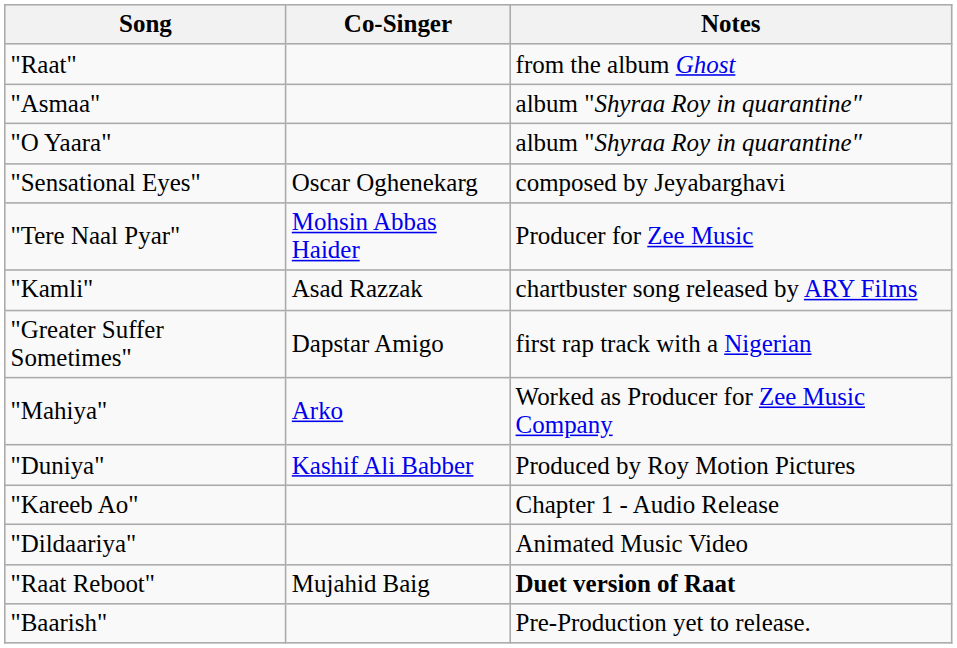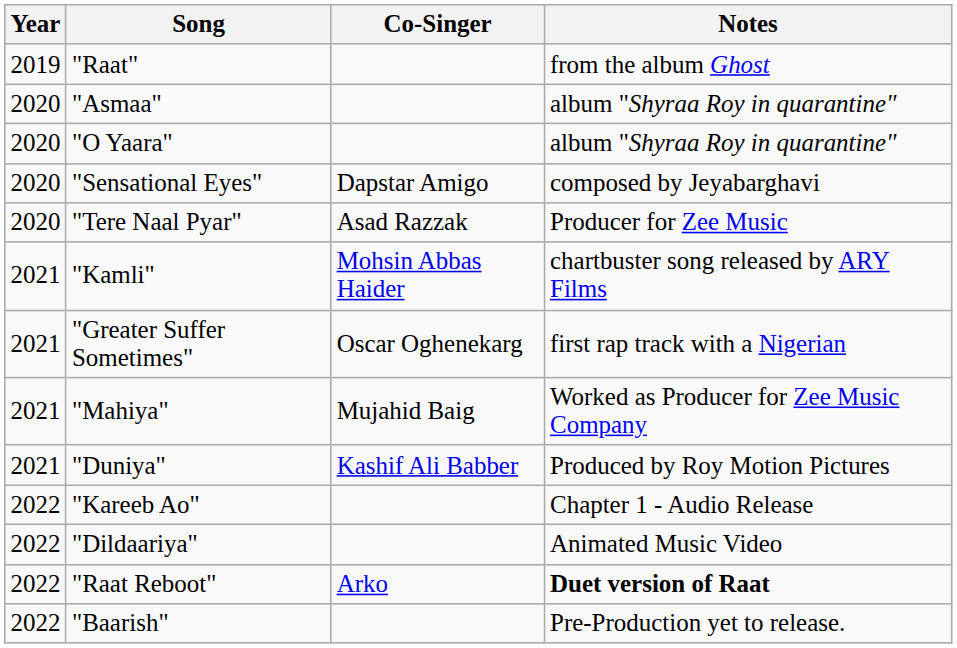+ column: (35, 24)
(385, 182) Oscar Oghenekarg -> (413, 182) Dapstar Amigo
(364, 236) Mohsin Abbas Haider -> (402, 222) Asad Razzak
(357, 289) Asad Razzak -> (409, 275) Mohsin Abbas Haider
(368, 343) Dapstar Amigo -> (430, 343) Oscar Oghenekarg
(317, 411) Arko -> (406, 411) Mujahid Baig
(361, 583) Mujahid Baig -> (362, 583) Arko
